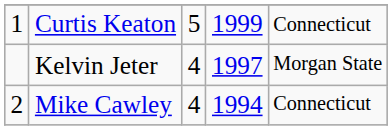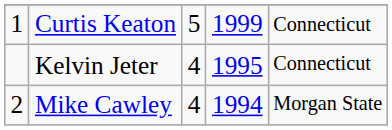(237, 64) 1997 -> (237, 64) 1995
(328, 64) Morgan State -> (322, 64) Connecticut
(322, 104) Connecticut -> (328, 104) Morgan State
